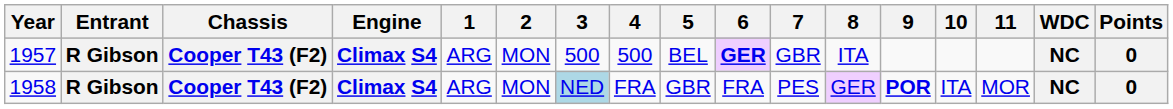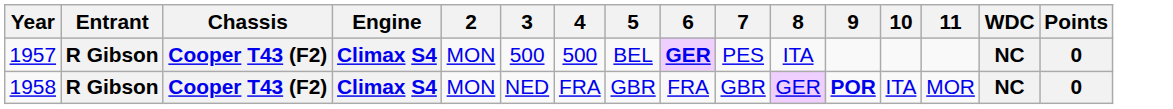- column: (469, 22)
(798, 55) GBR -> (743, 55) PES
(582, 88) lightblue background -> (527, 88) no background
(798, 88) PES -> (743, 88) GBR
